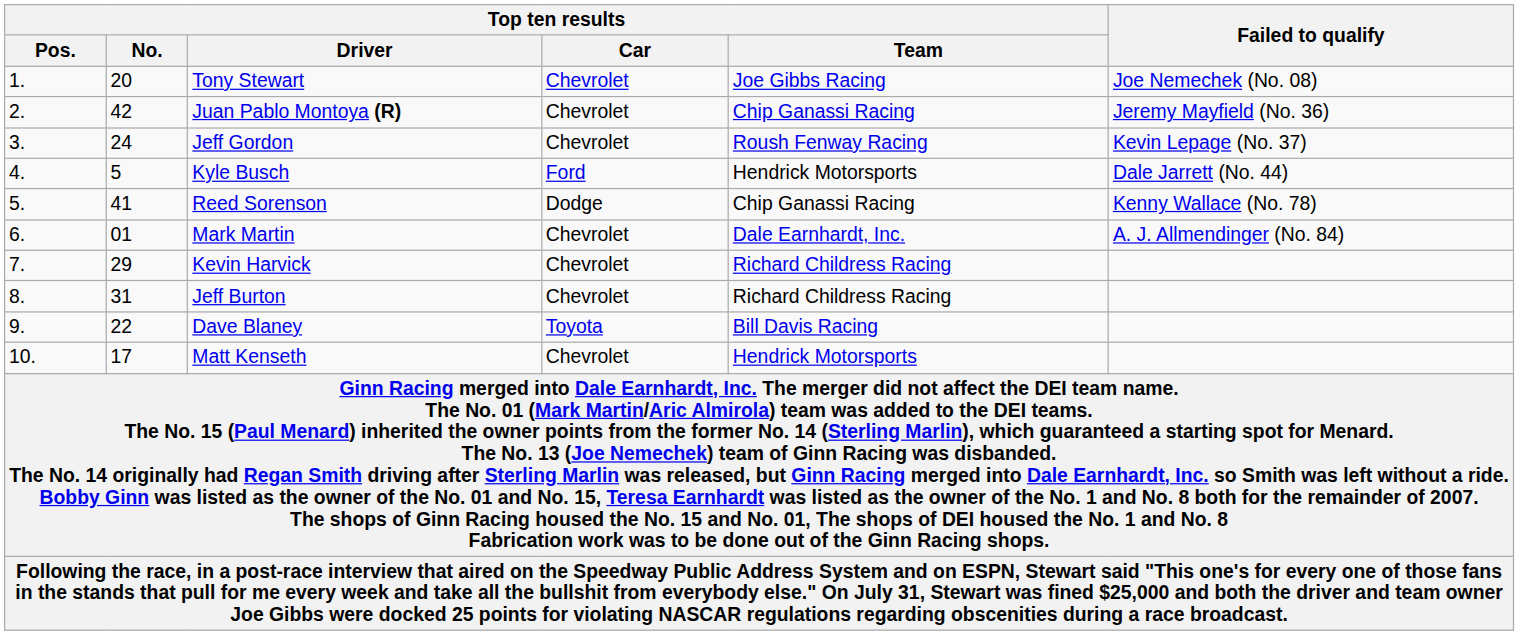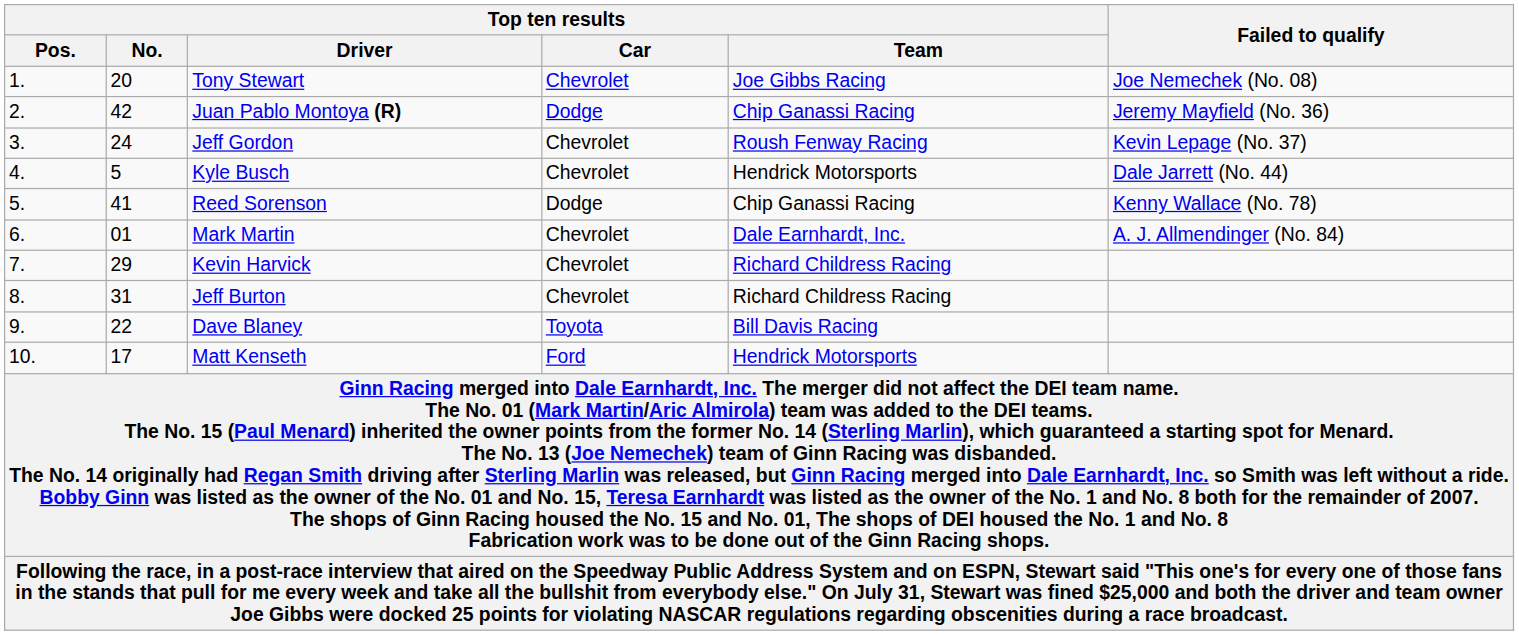(587, 111) Chevrolet -> (574, 111) Dodge
(566, 173) Ford -> (587, 173) Chevrolet
(587, 357) Chevrolet -> (566, 357) Ford
